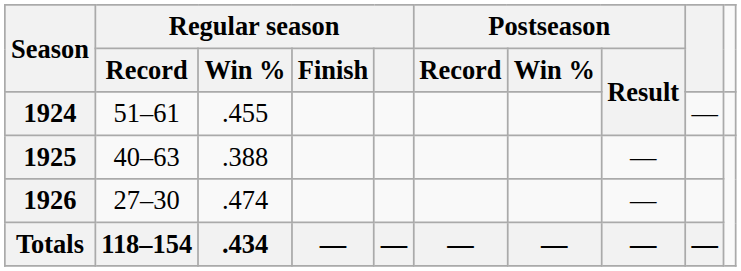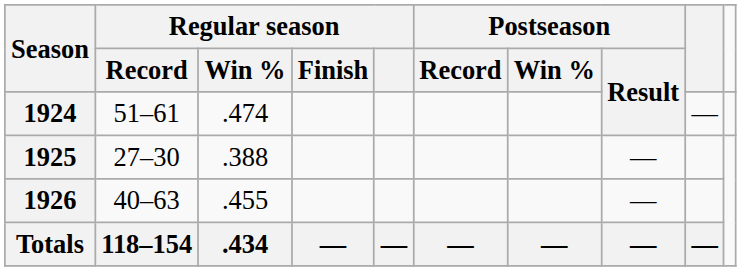(245, 113) .455 -> (245, 113) .474
(147, 157) 40–63 -> (147, 157) 27–30
(147, 200) 27–30 -> (147, 200) 40–63
(245, 200) .474 -> (245, 200) .455
